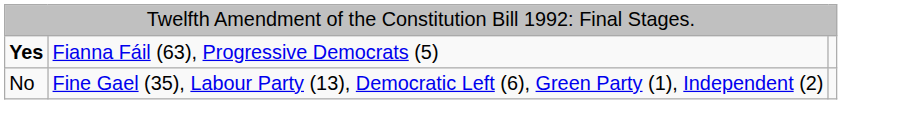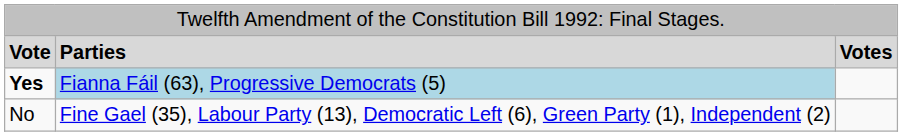+ row: (30, 51)
(246, 51) no background -> (253, 83) lightblue background
